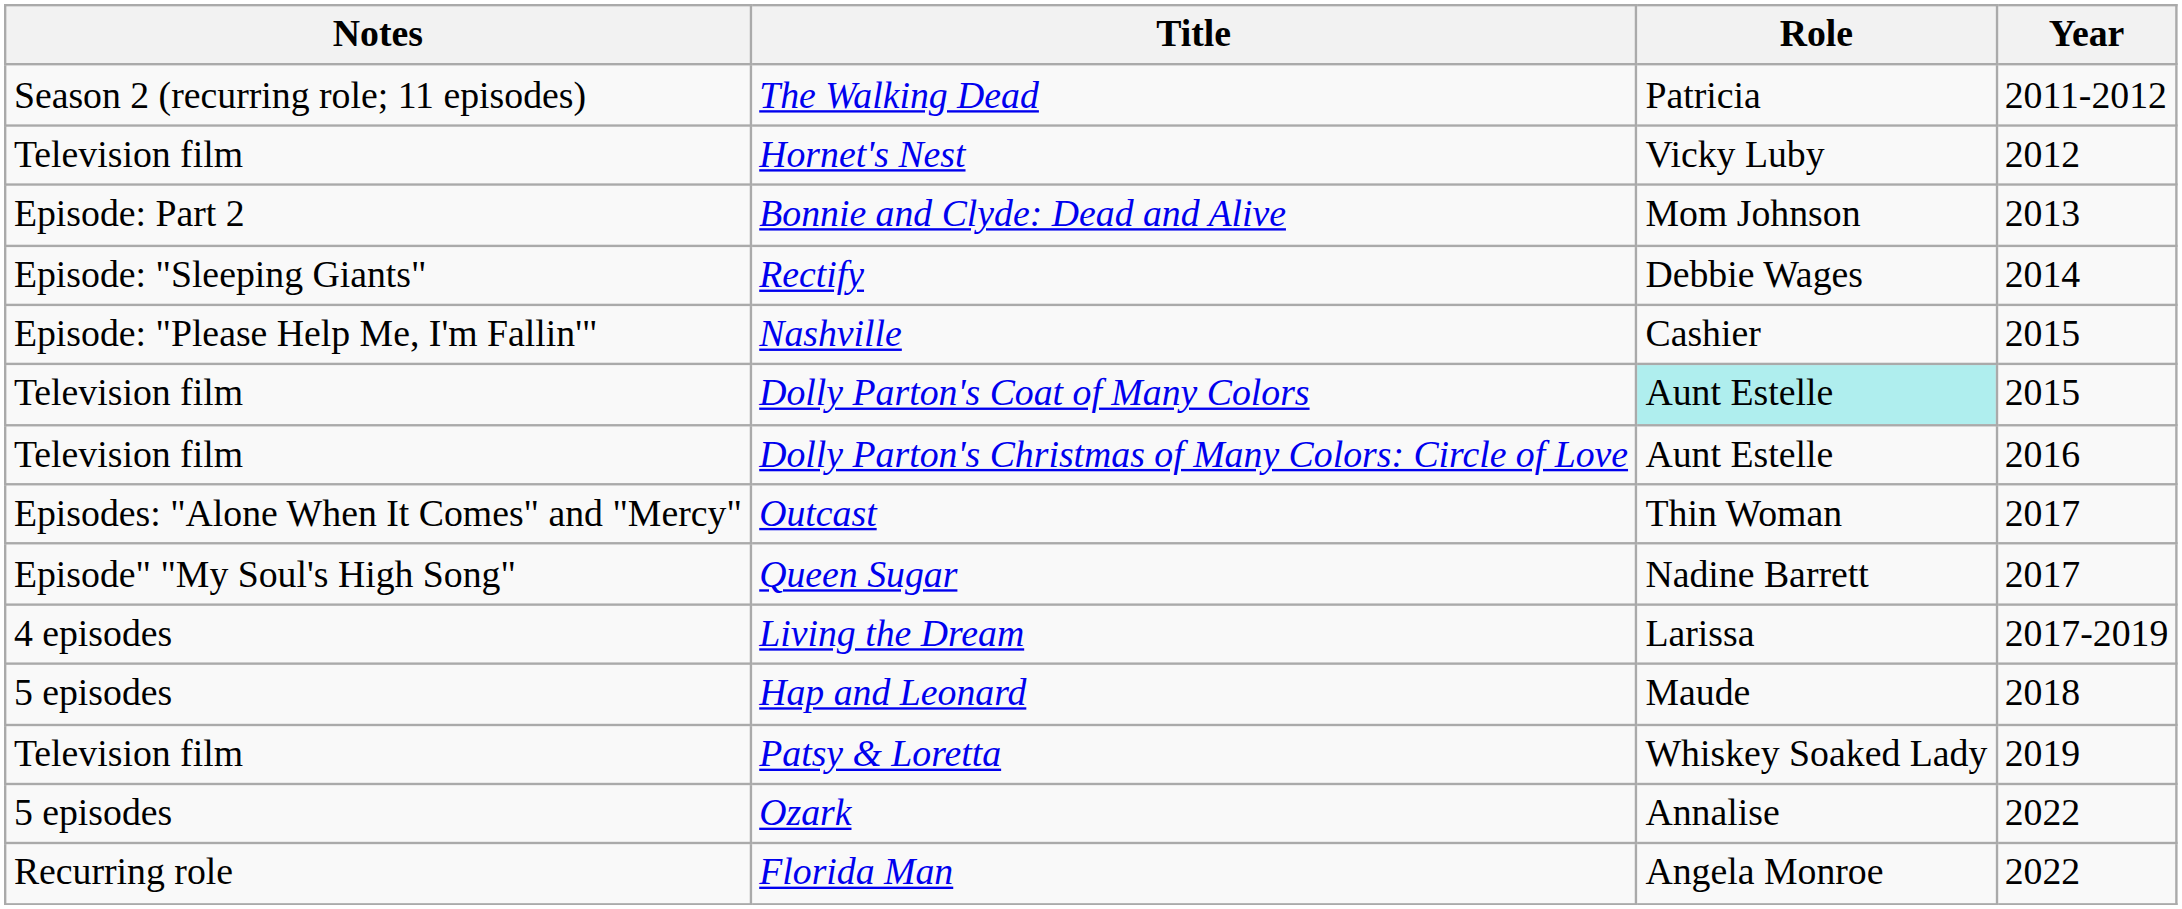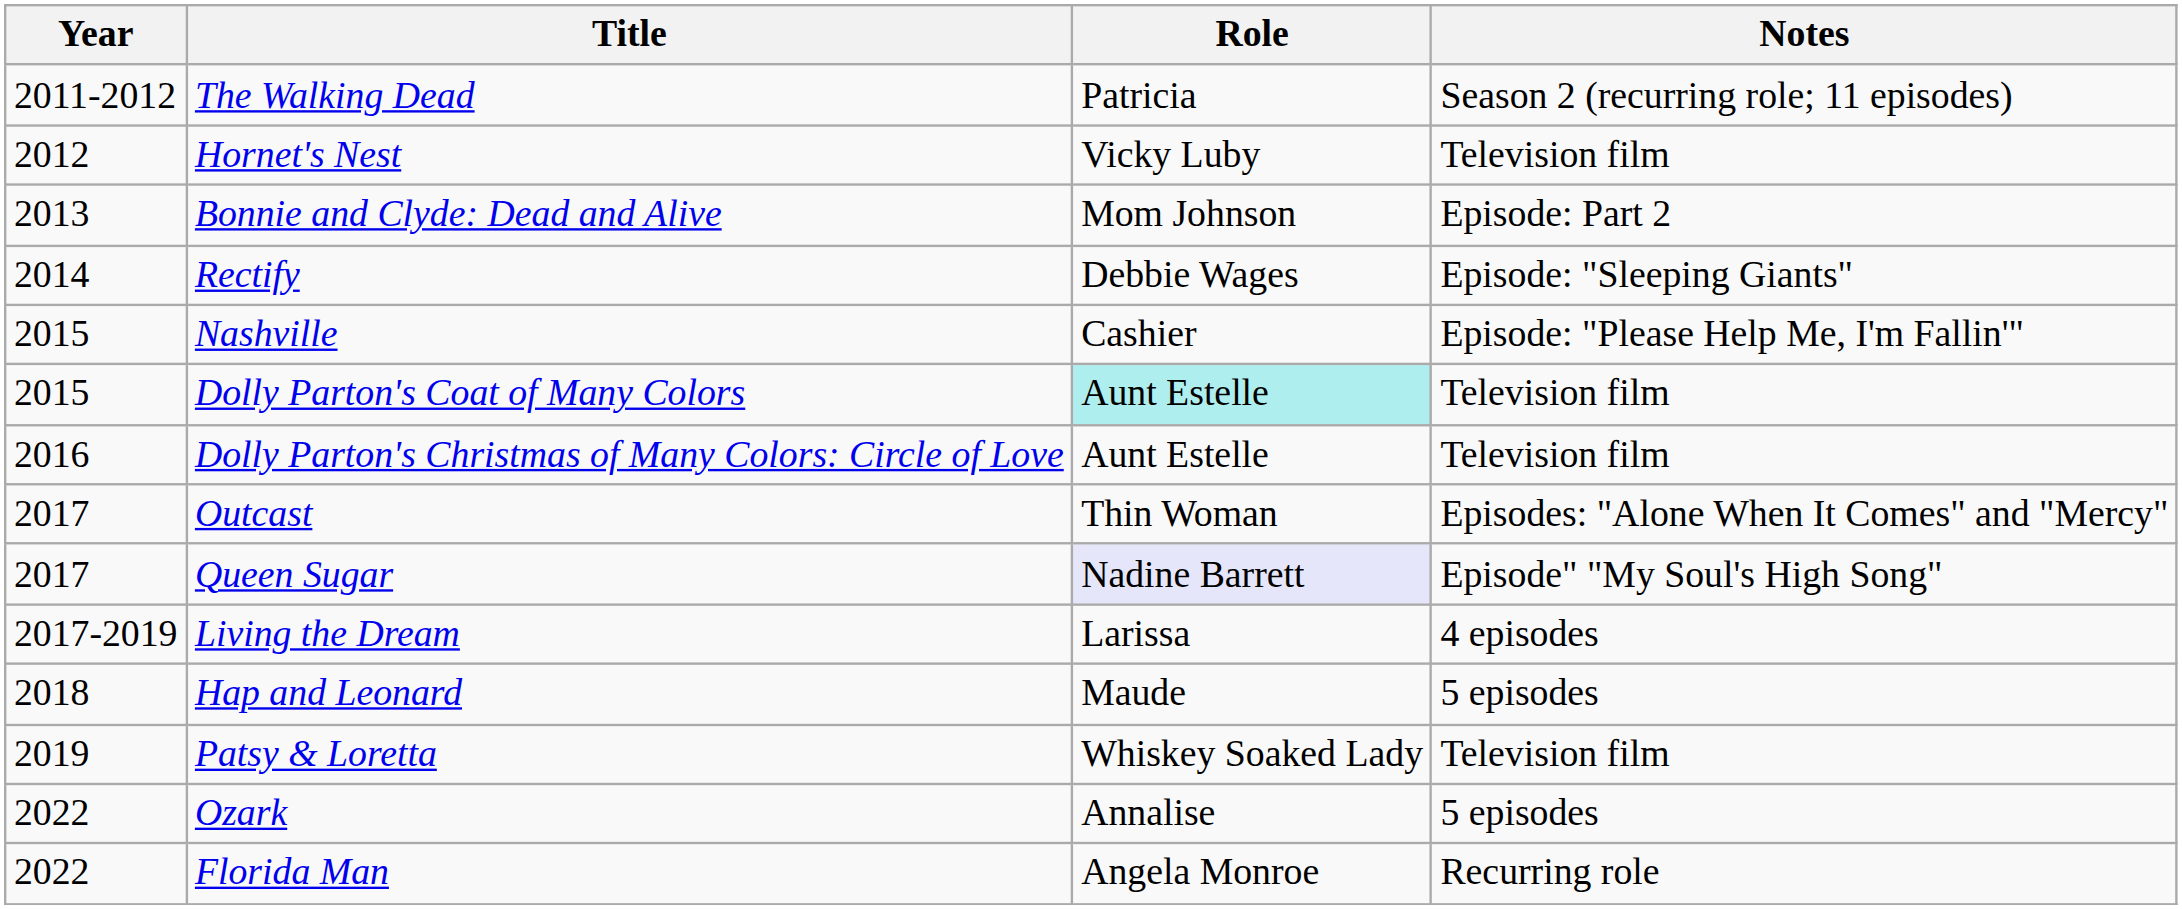columns swapped: (2087, 34) <-> (378, 34)
(1757, 573) no background -> (1193, 573) lavender background
